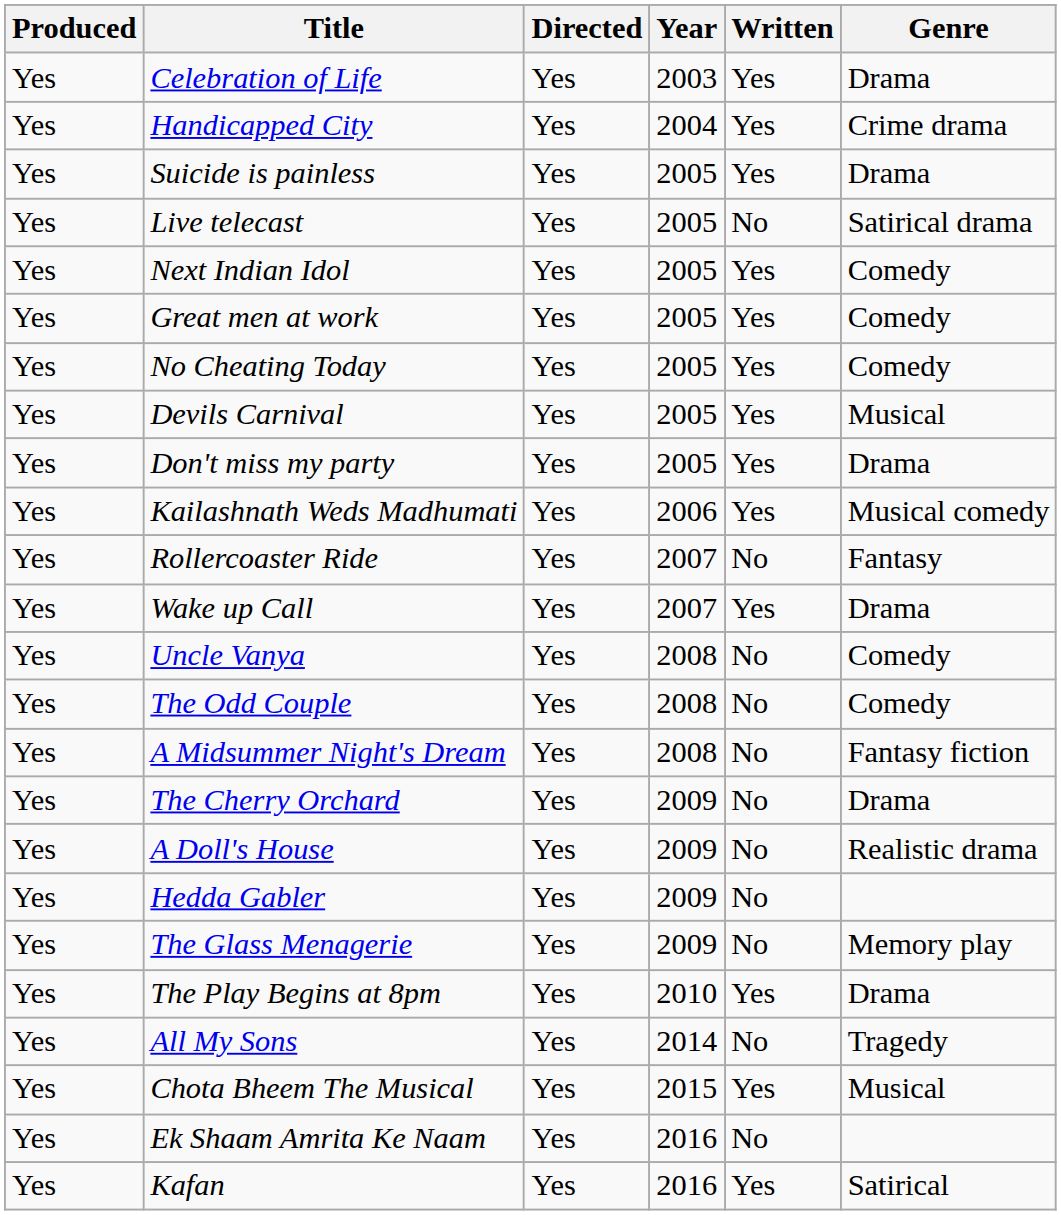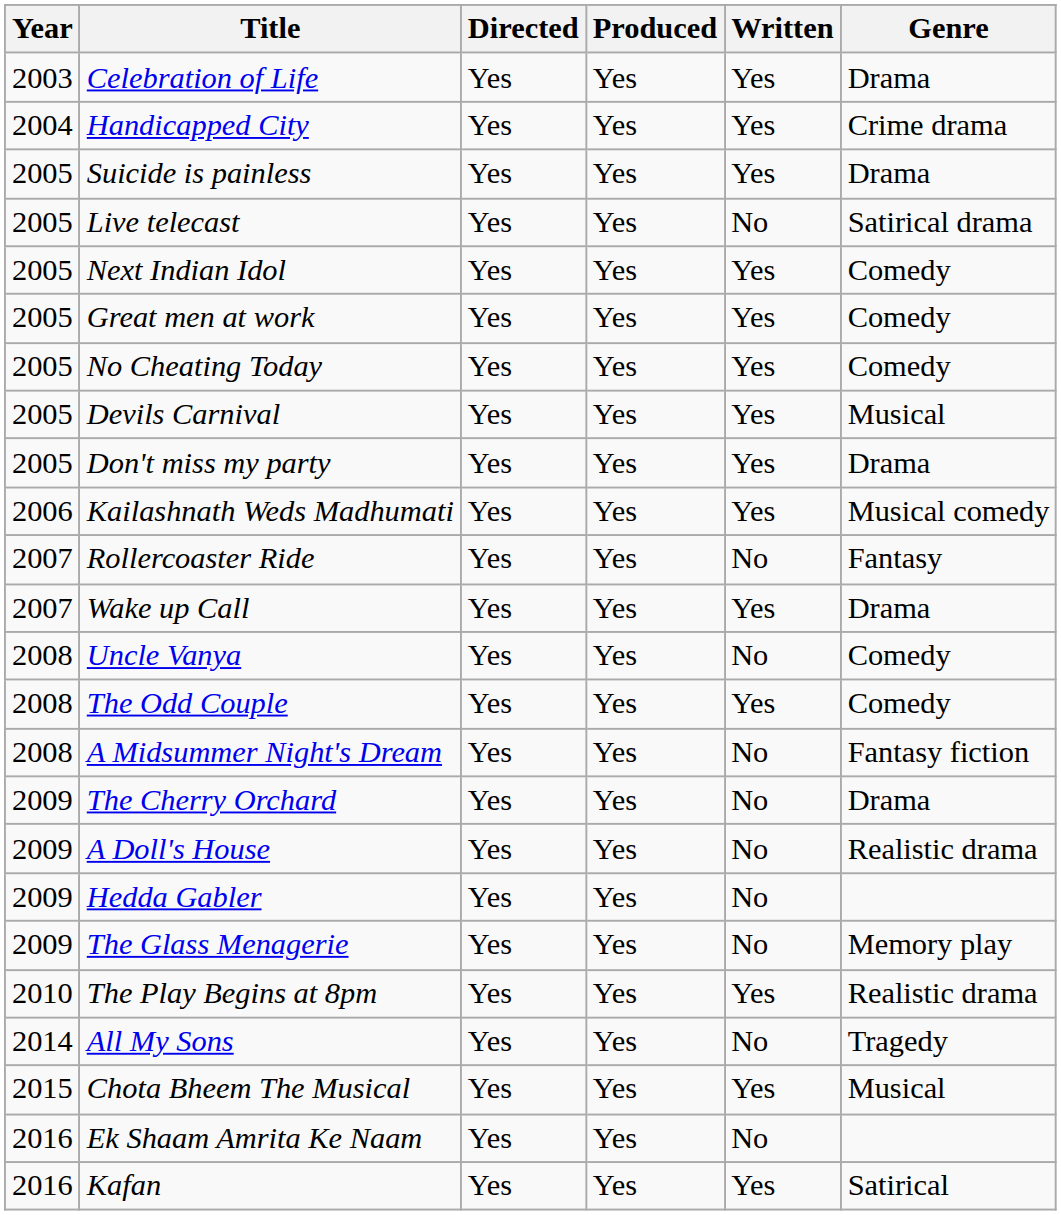columns swapped: (687, 28) <-> (74, 28)
(750, 703) No -> (753, 703) Yes
(889, 992) Drama -> (943, 992) Realistic drama
